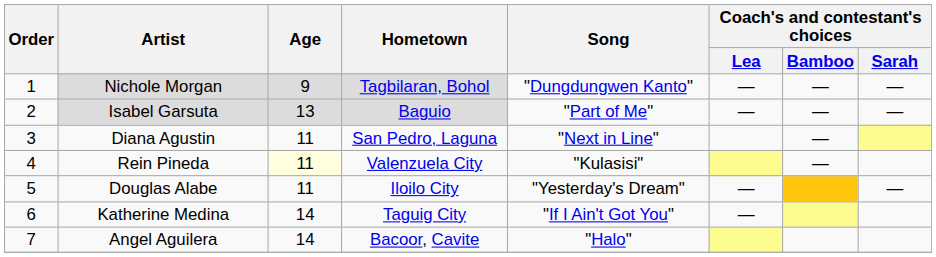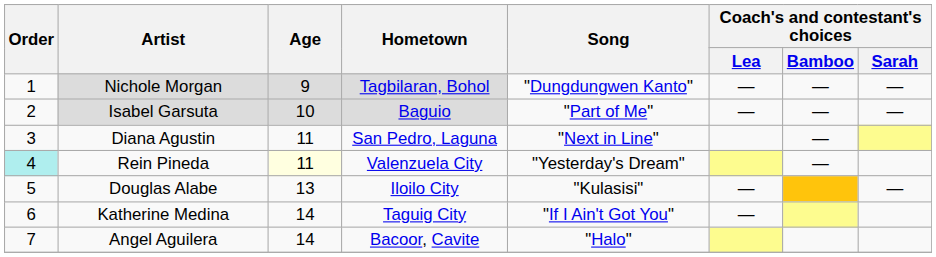(305, 112) 13 -> (305, 112) 10
(31, 163) no background -> (31, 163) paleturquoise background
(608, 163) "Kulasisi" -> (608, 163) "Yesterday's Dream"
(305, 189) 11 -> (305, 189) 13
(608, 189) "Yesterday's Dream" -> (608, 189) "Kulasisi"
